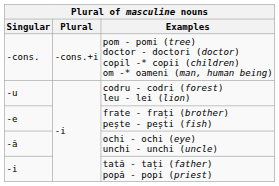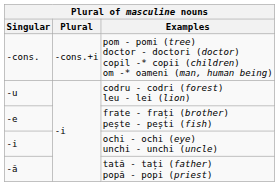(12, 144) -ă -> (12, 144) -i
(12, 169) -i -> (12, 169) -ă
